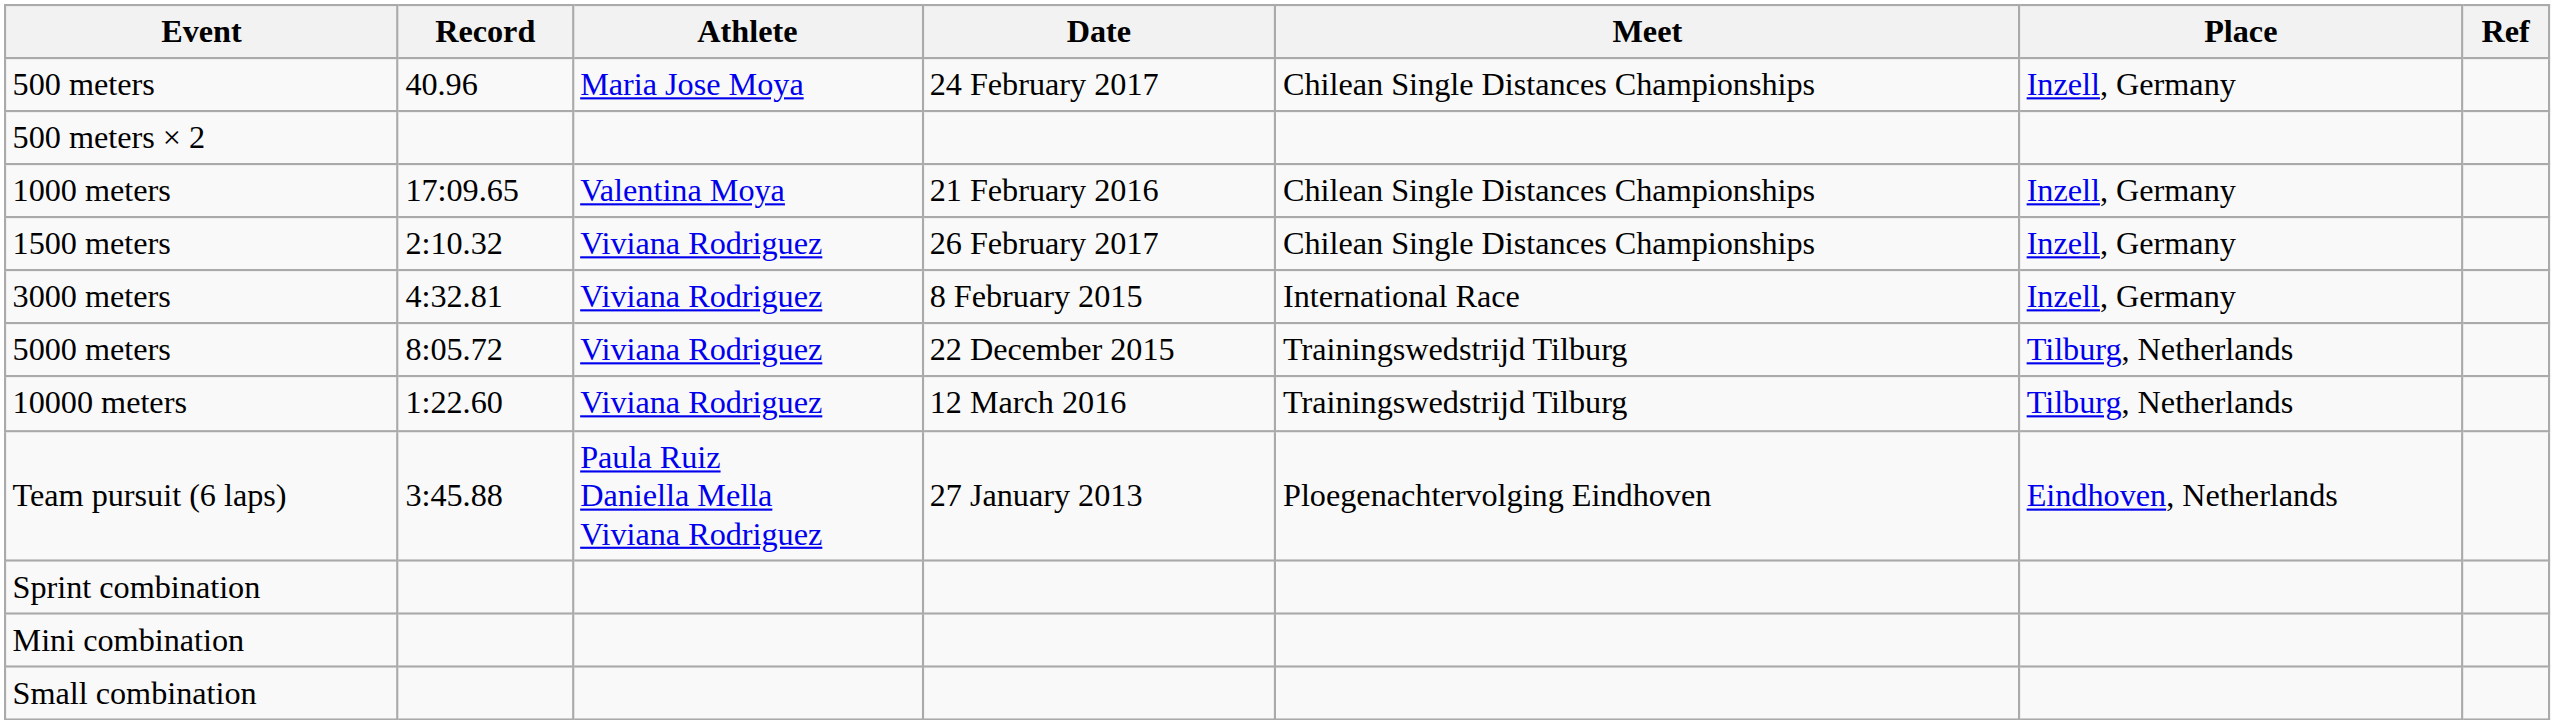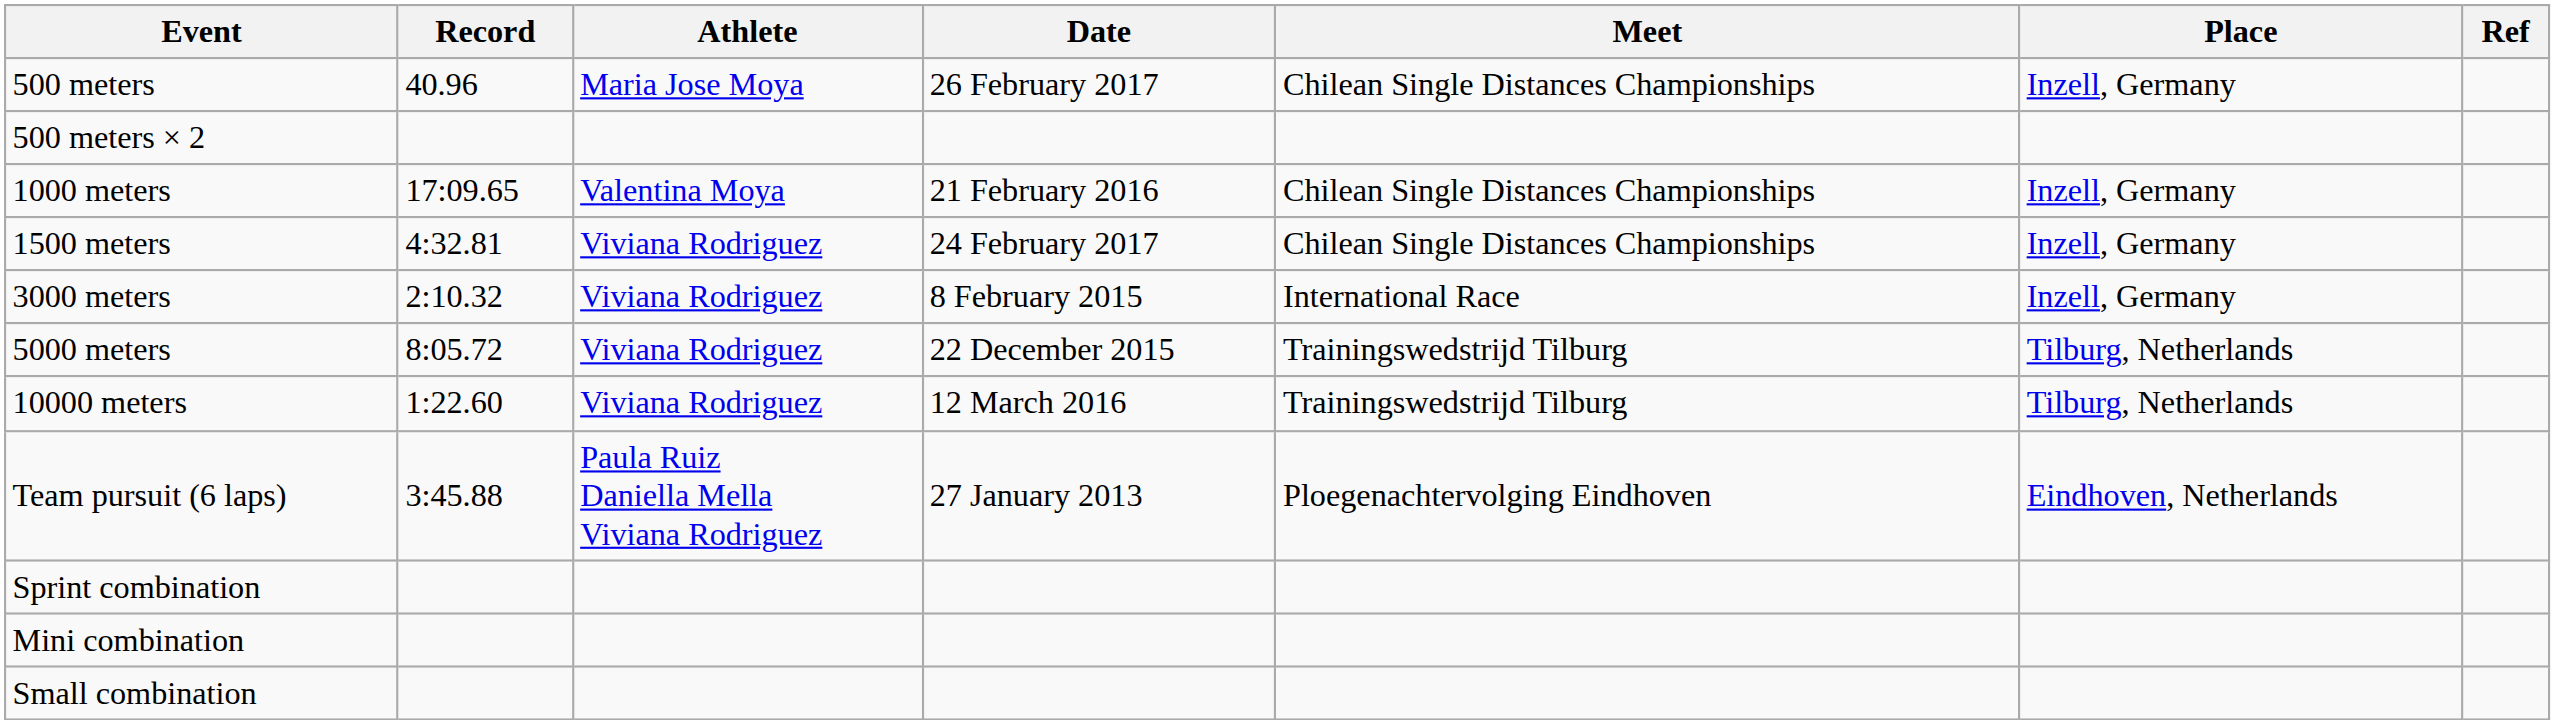(1044, 84) 24 February 2017 -> (1044, 84) 26 February 2017
(454, 243) 2:10.32 -> (454, 243) 4:32.81
(1044, 243) 26 February 2017 -> (1044, 243) 24 February 2017
(454, 296) 4:32.81 -> (454, 296) 2:10.32
